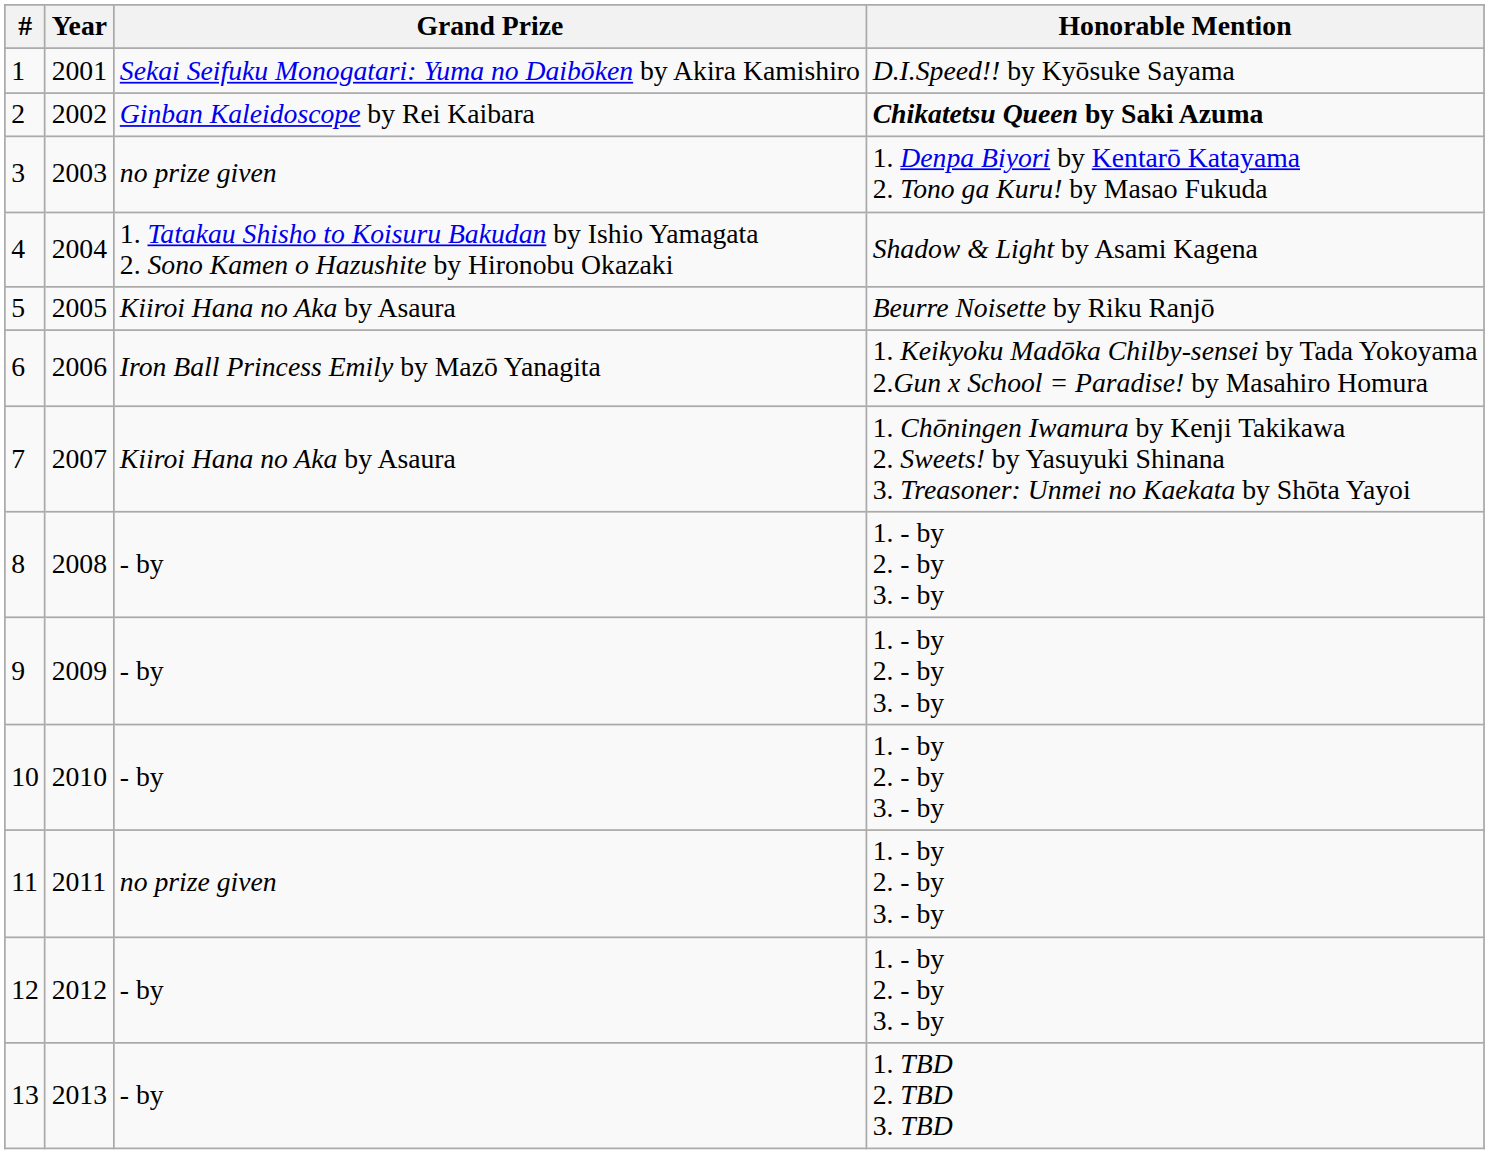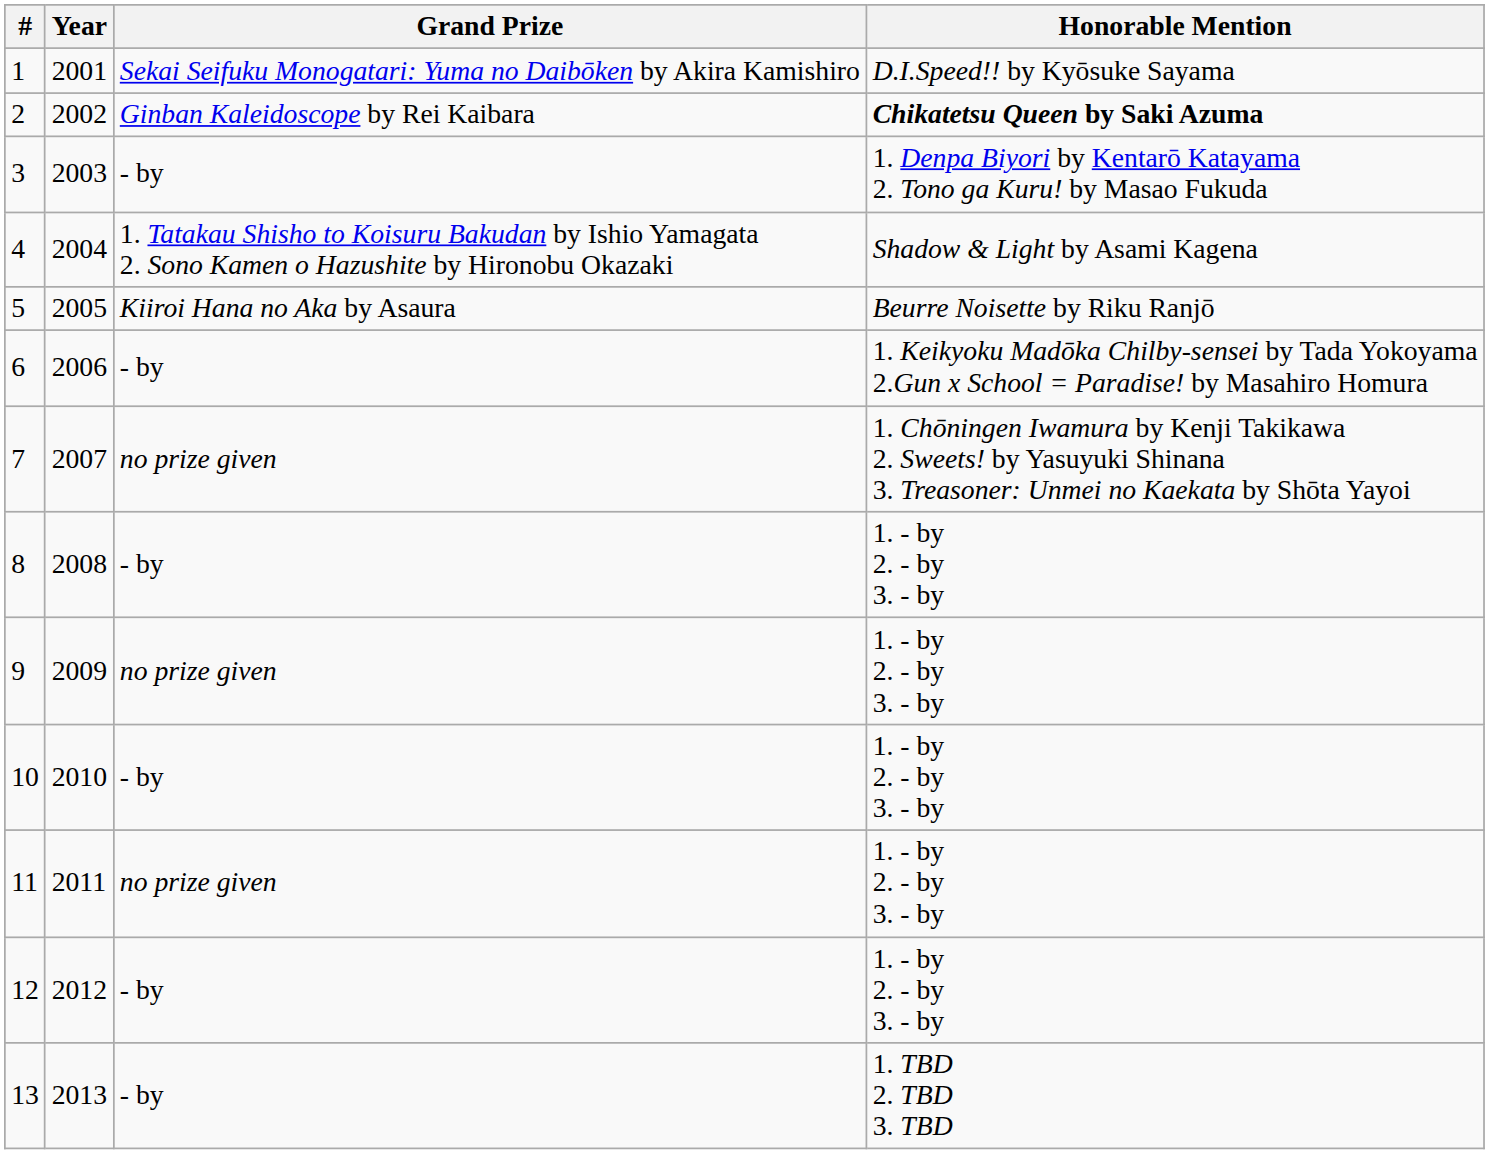(198, 173) no prize given -> (142, 173) - by
(360, 367) Iron Ball Princess Emily by Mazō Yanagita -> (142, 367) - by
(288, 458) Kiiroi Hana no Aka by Asaura -> (198, 458) no prize given
(142, 670) - by -> (198, 670) no prize given
